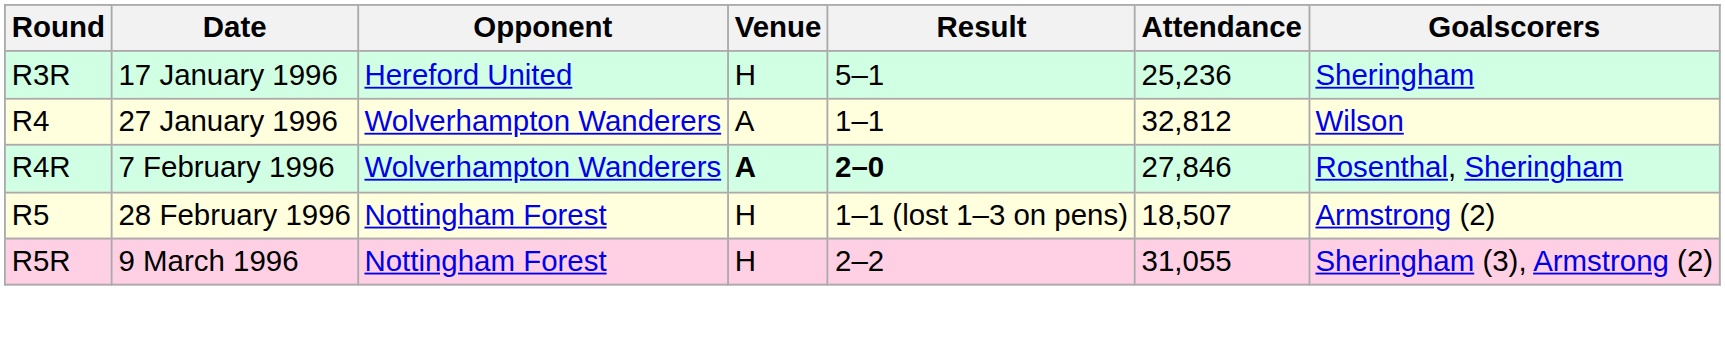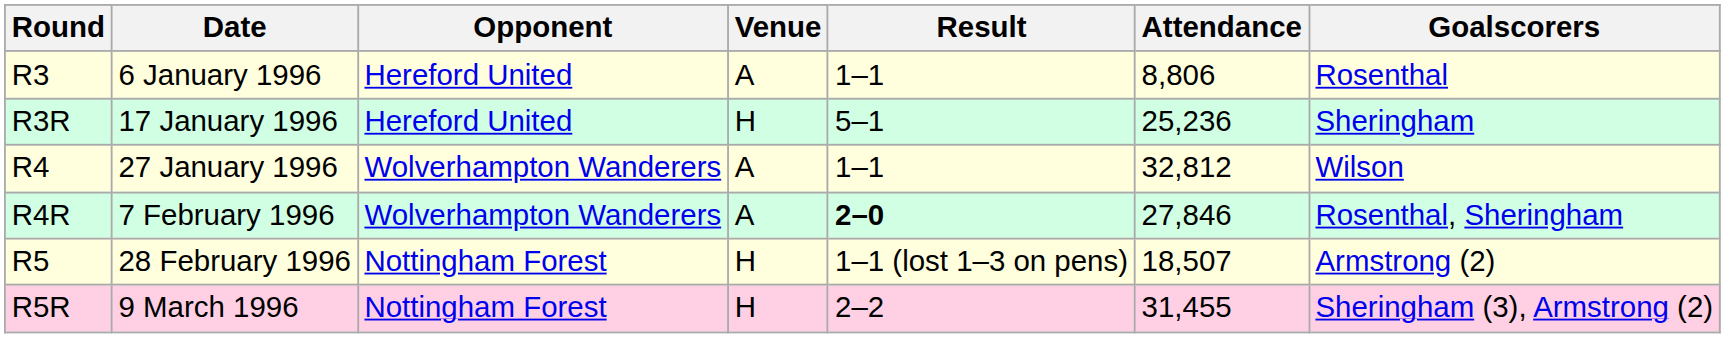+ row: (31, 74)
(745, 167) bold -> (745, 214) normal
(1187, 261) 31,055 -> (1187, 307) 31,455
